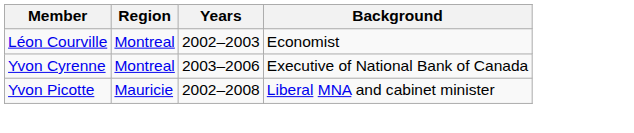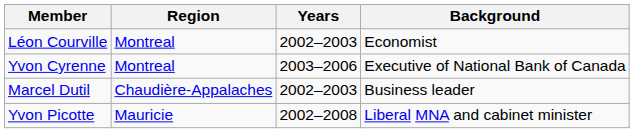+ row: (49, 90)
